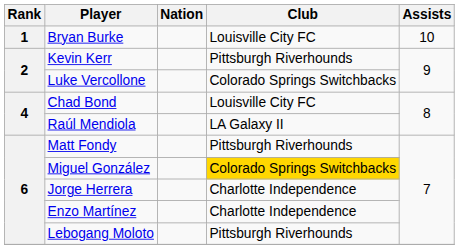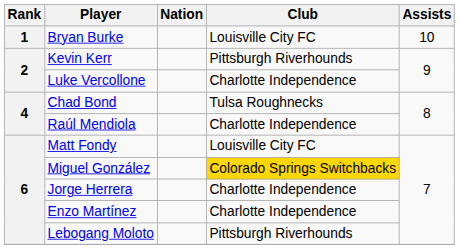(303, 80) Colorado Springs Switchbacks -> (283, 80) Charlotte Independence
(263, 102) Louisville City FC -> (266, 102) Tulsa Roughnecks
(247, 124) LA Galaxy II -> (283, 124) Charlotte Independence
(281, 146) Pittsburgh Riverhounds -> (263, 146) Louisville City FC
